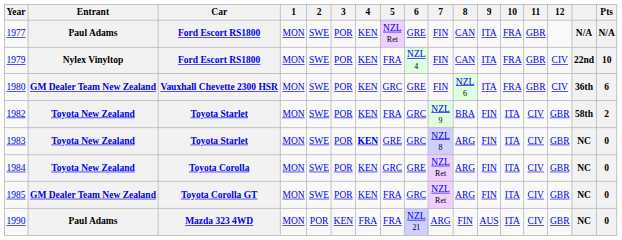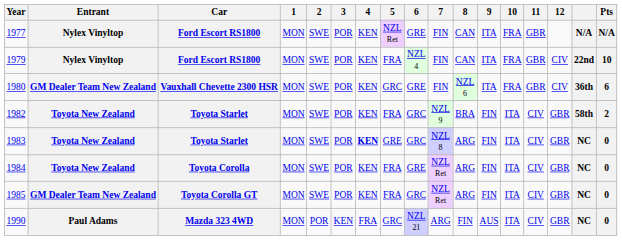(93, 34) Paul Adams -> (93, 34) Nylex Vinyltop
(392, 168) GRC -> (392, 168) FRA
(392, 222) FRA -> (392, 222) GRC
